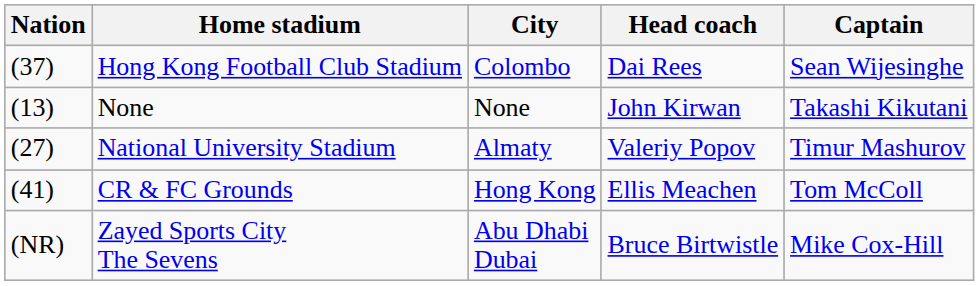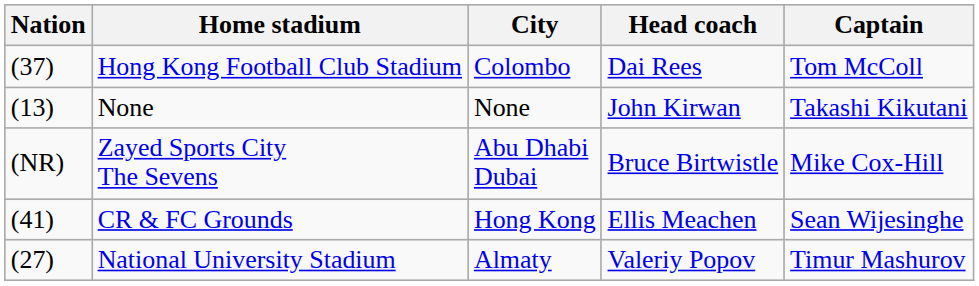(877, 66) Sean Wijesinghe -> (857, 66) Tom McColl
rows swapped: (247, 148) <-> (192, 245)
(857, 189) Tom McColl -> (877, 218) Sean Wijesinghe
